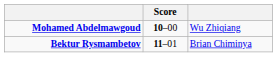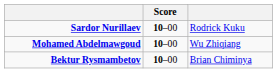+ row: (106, 28)
(165, 44) 11–01 -> (165, 60) 10–00
